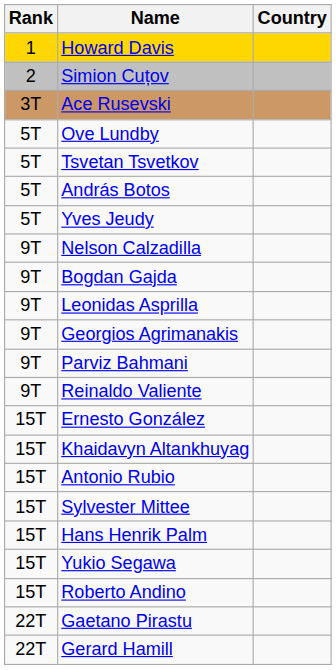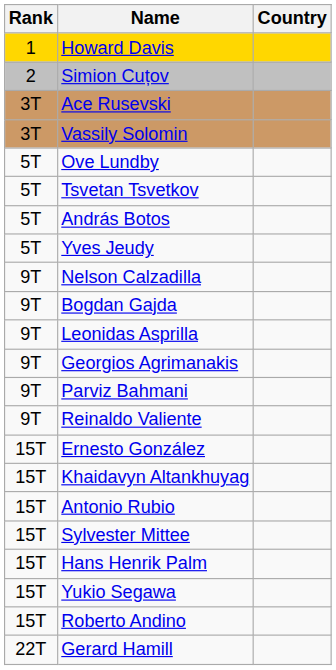+ row: (124, 133)
- row: (127, 620)
